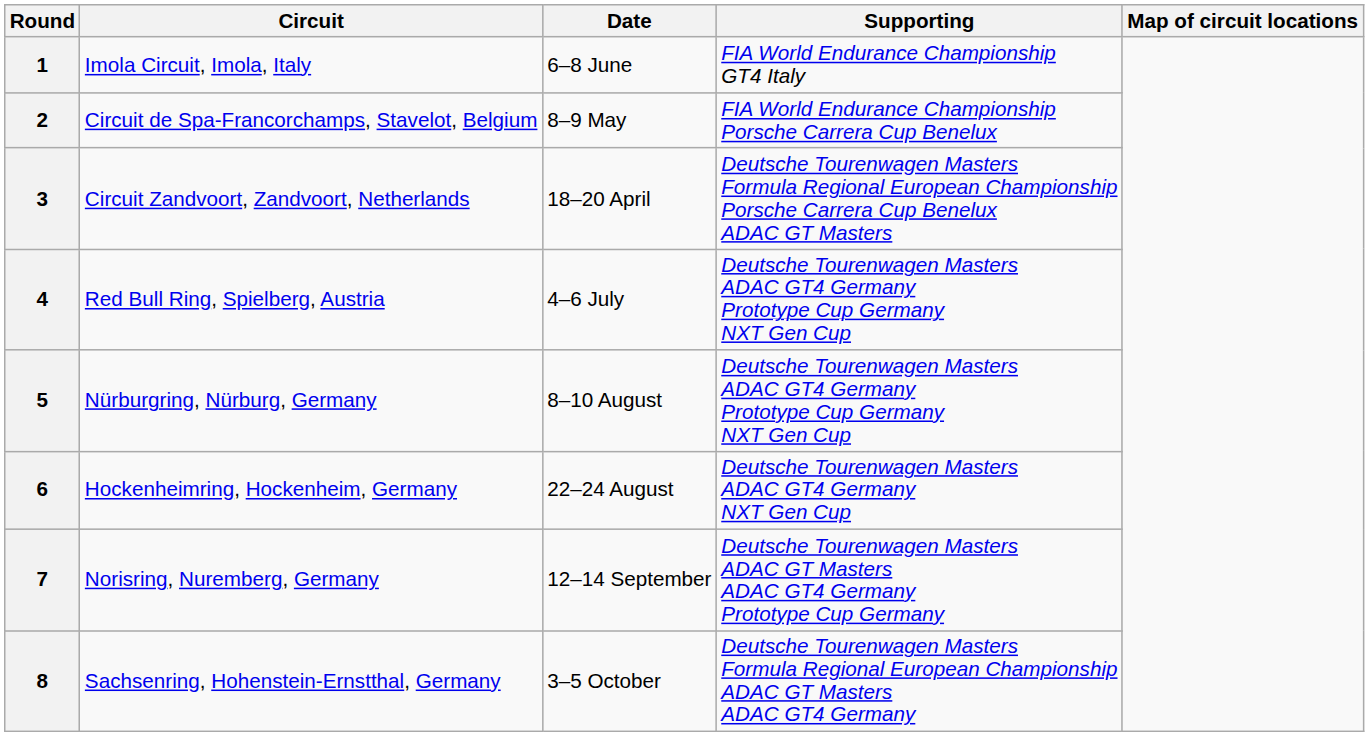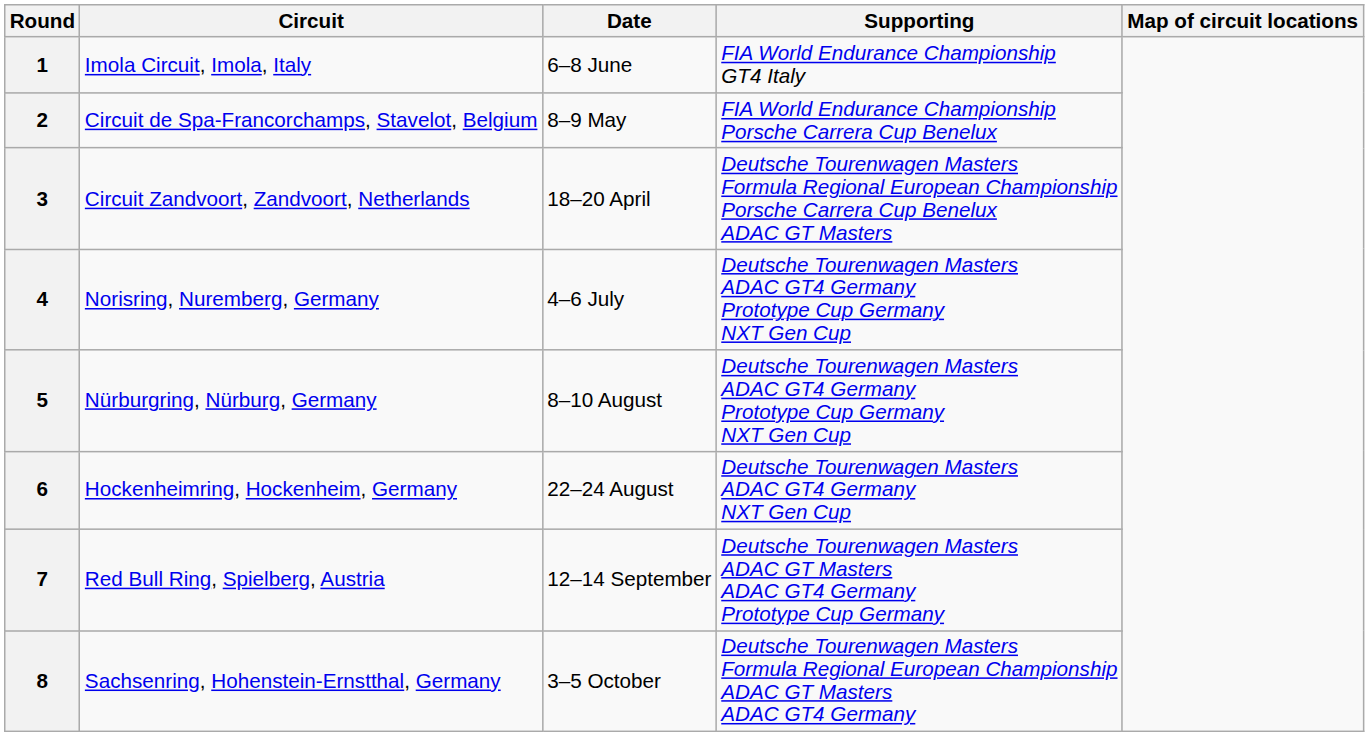(235, 299) Red Bull Ring, Spielberg, Austria -> (232, 299) Norisring, Nuremberg, Germany
(232, 579) Norisring, Nuremberg, Germany -> (235, 579) Red Bull Ring, Spielberg, Austria
